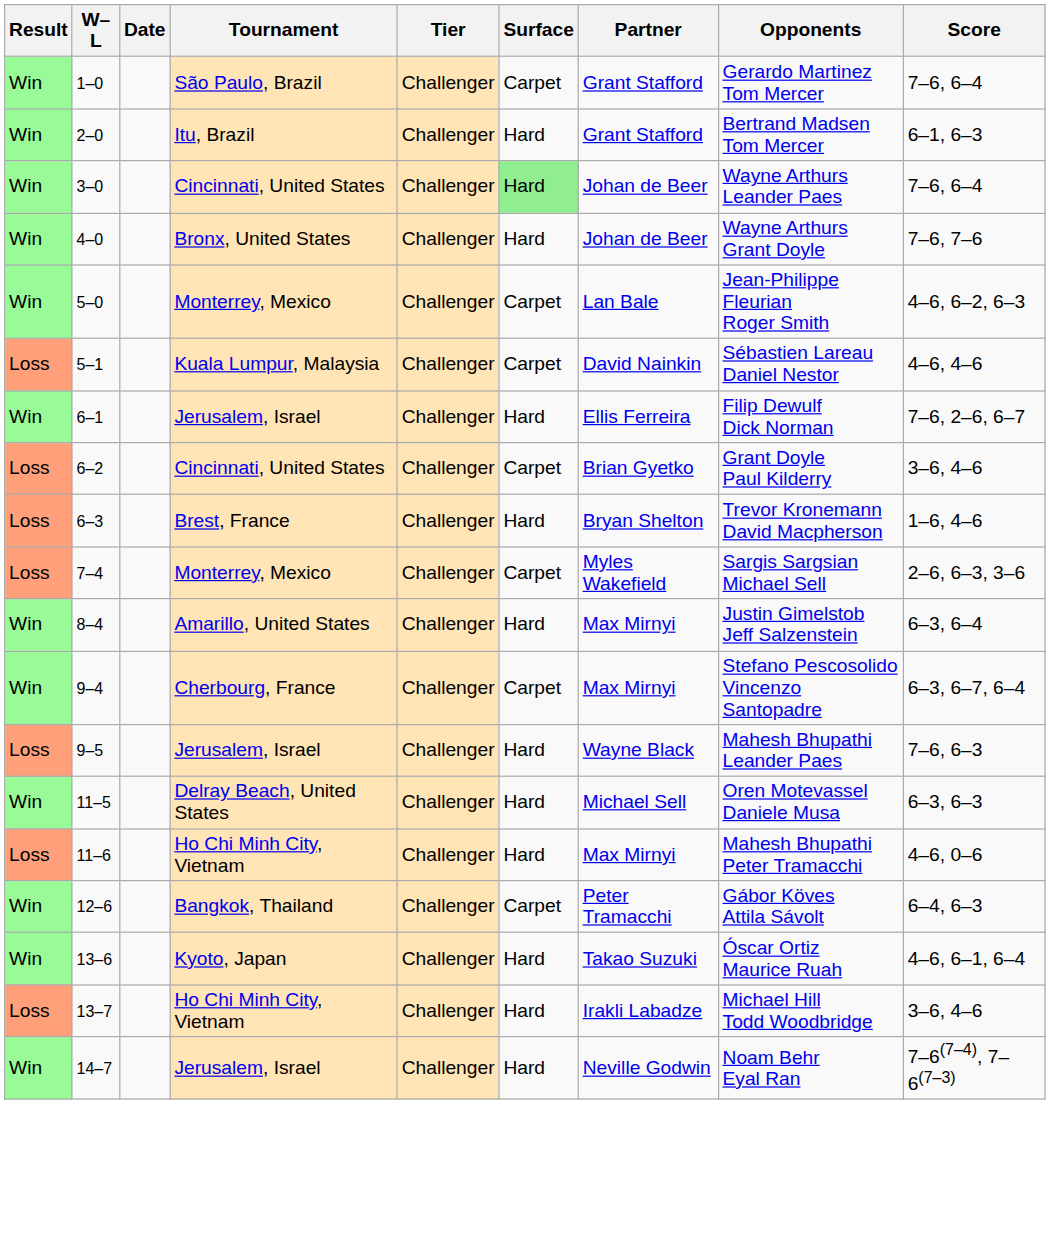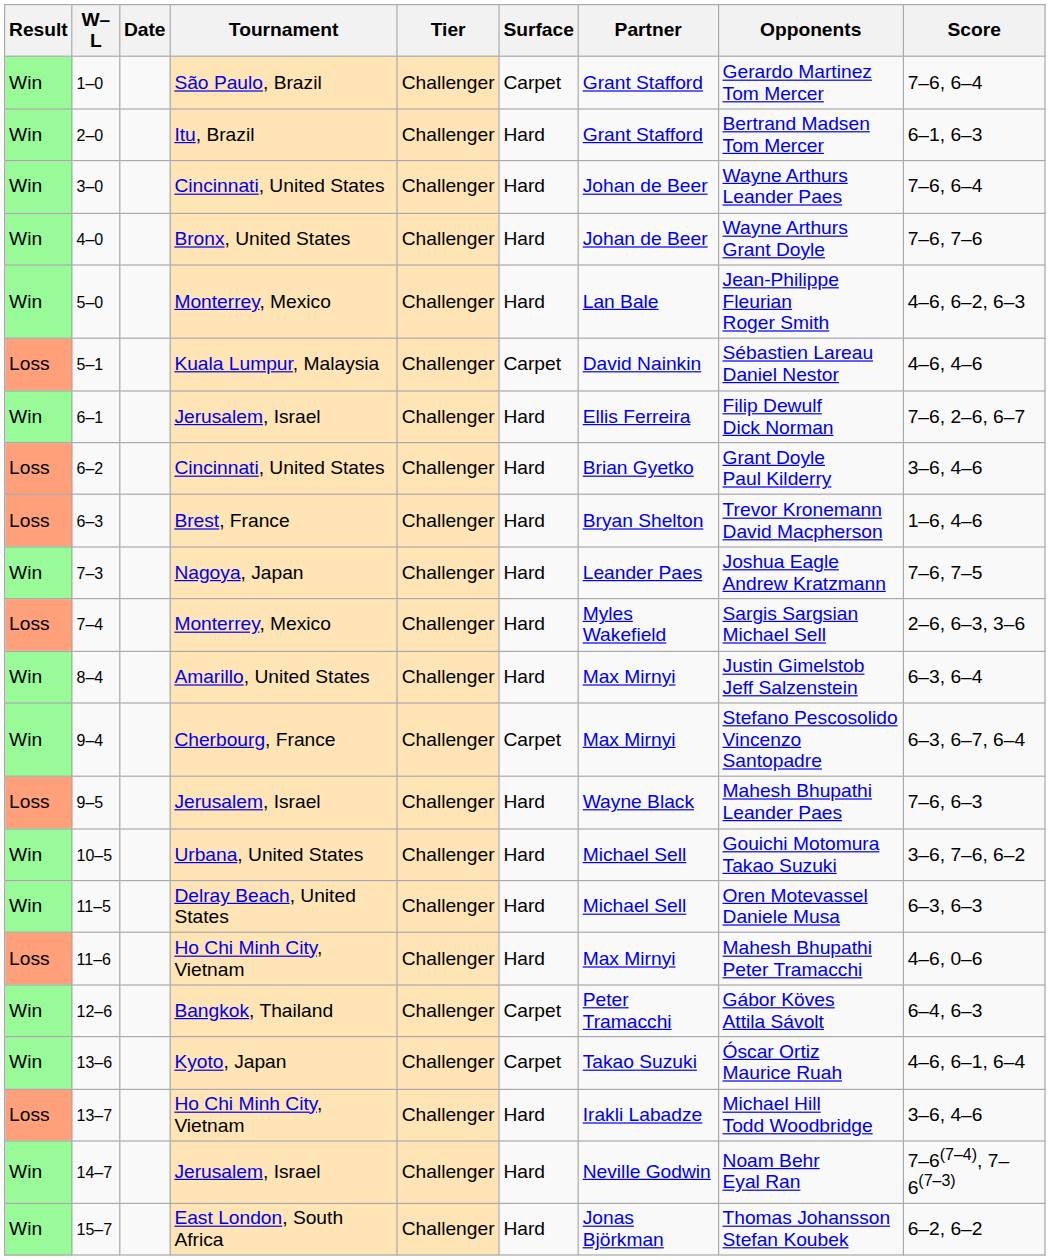(524, 186) lightgreen background -> (524, 186) no background
(532, 301) Carpet -> (524, 301) Hard
(532, 468) Carpet -> (524, 468) Hard
+ row: (90, 573)
(532, 572) Carpet -> (524, 624) Hard
+ row: (94, 855)
(524, 958) Hard -> (532, 1062) Carpet
+ row: (94, 1230)
